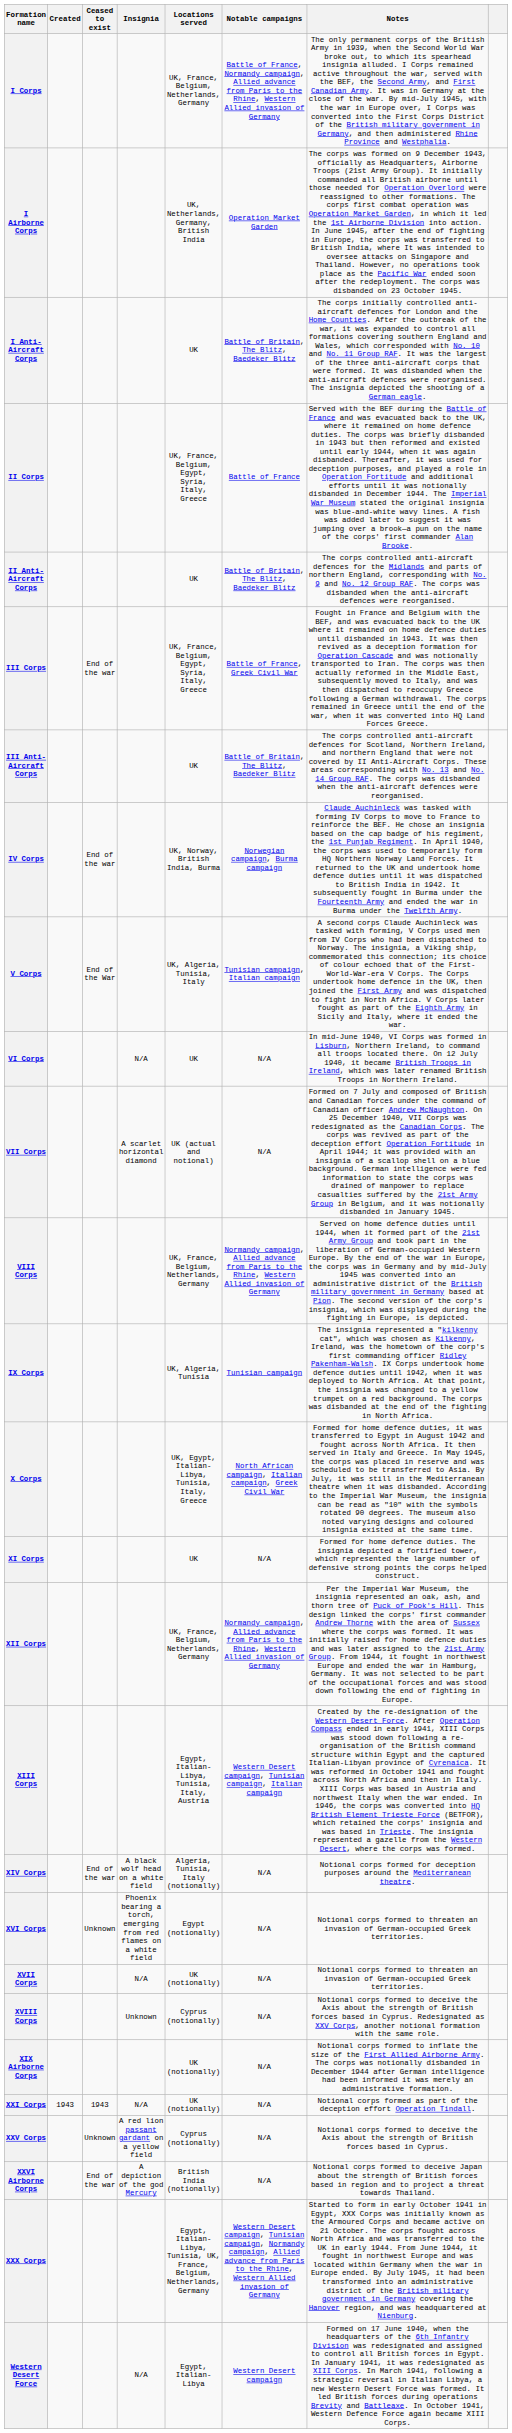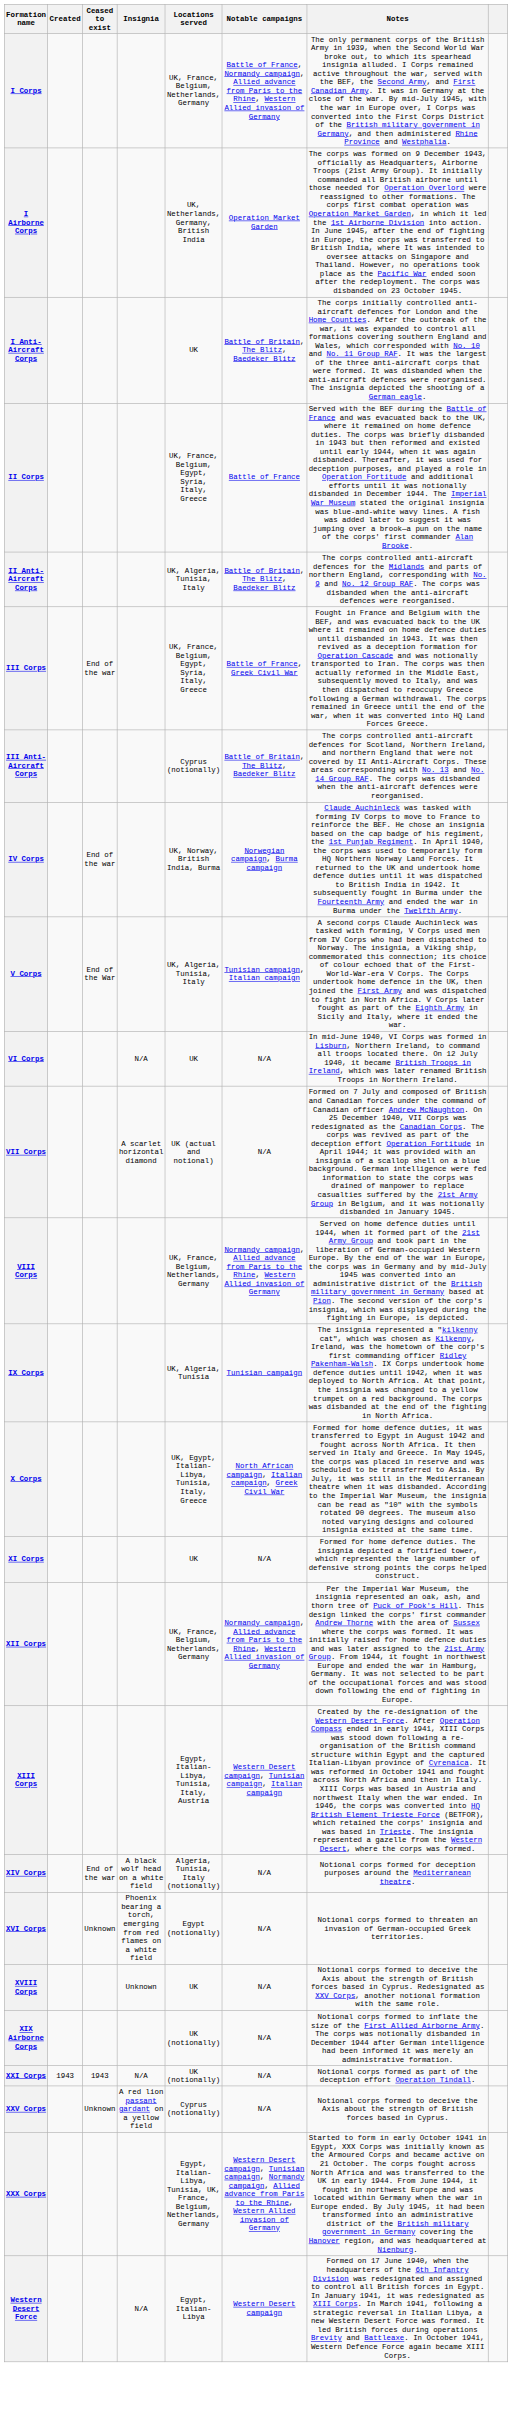(194, 579) UK -> (194, 579) UK, Algeria, Tunisia, Italy
(194, 766) UK -> (194, 766) Cyprus (notionally)
- row: (26, 1979)
(194, 2017) Cyprus (notionally) -> (194, 1988) UK
- row: (26, 2180)
